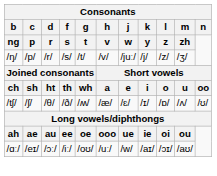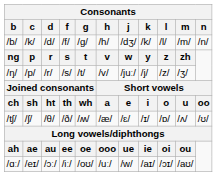+ row: (12, 42)
